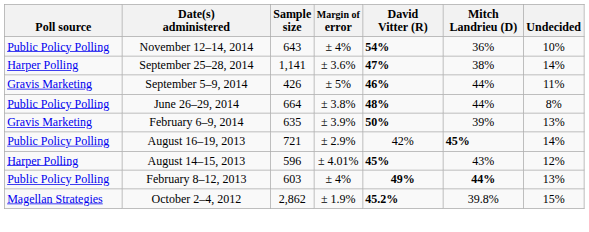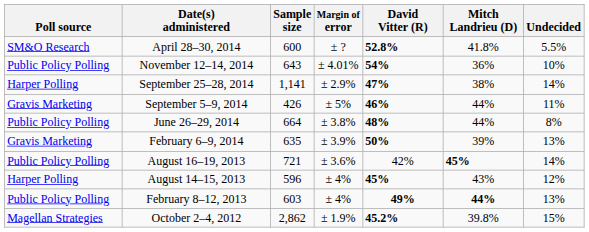+ row: (196, 46)
(338, 46) ± 4% -> (338, 65) ± 4.01%
(338, 65) ± 3.6% -> (338, 84) ± 2.9%
(338, 141) ± 2.9% -> (338, 160) ± 3.6%
(338, 160) ± 4.01% -> (338, 179) ± 4%
